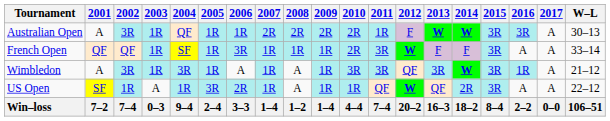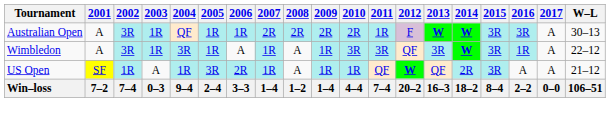- row: (37, 50)
(585, 69) 21–12 -> (585, 50) 22–12
(585, 87) 22–12 -> (585, 69) 21–12
